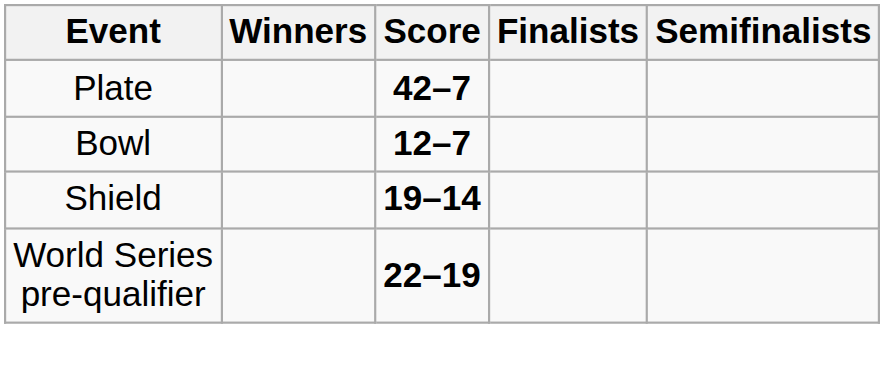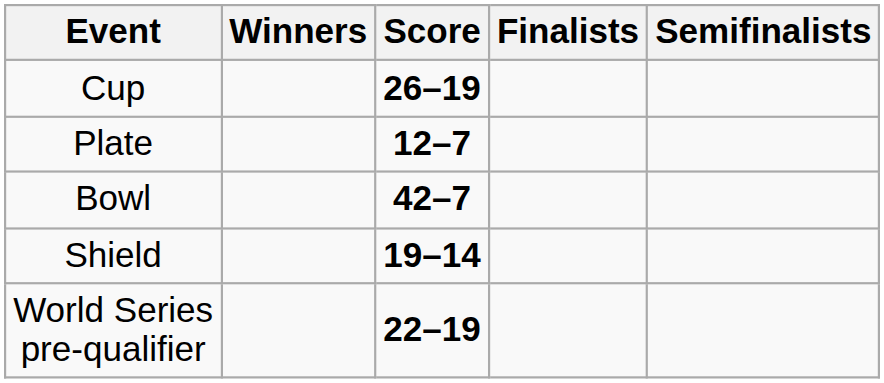+ row: (113, 87)
(432, 87) 42–7 -> (432, 143) 12–7
(432, 143) 12–7 -> (432, 198) 42–7
